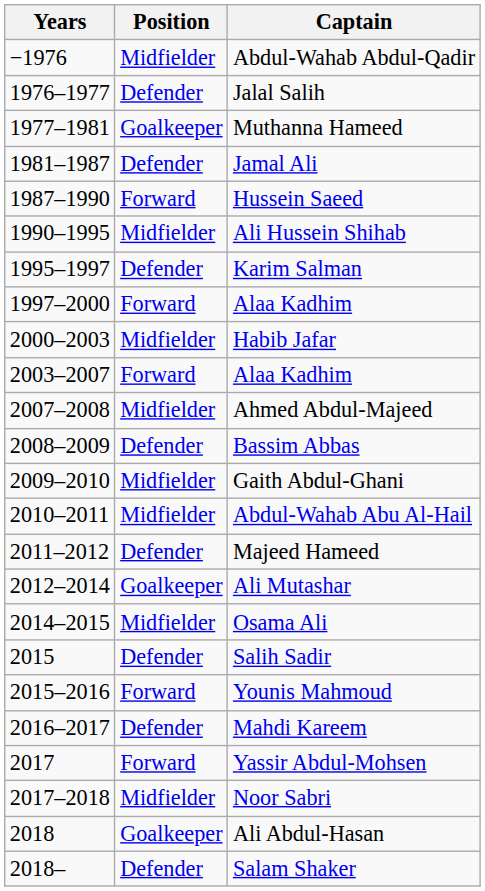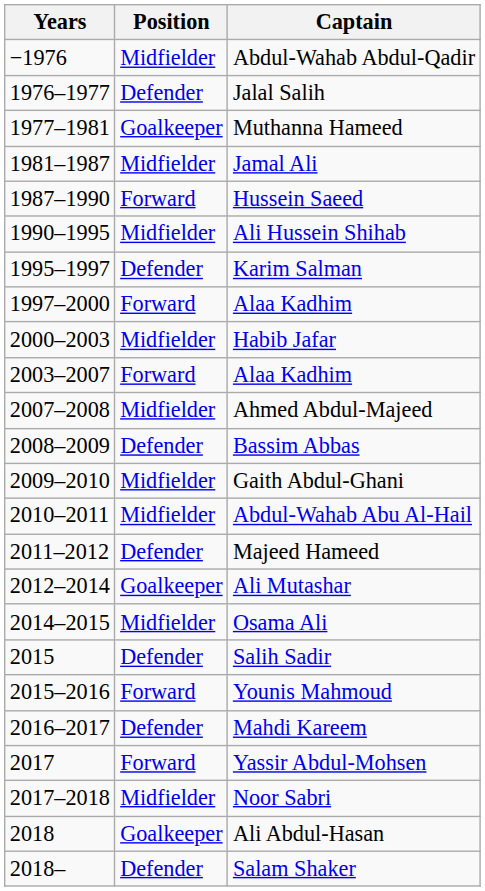(162, 163) Defender -> (168, 163) Midfielder
